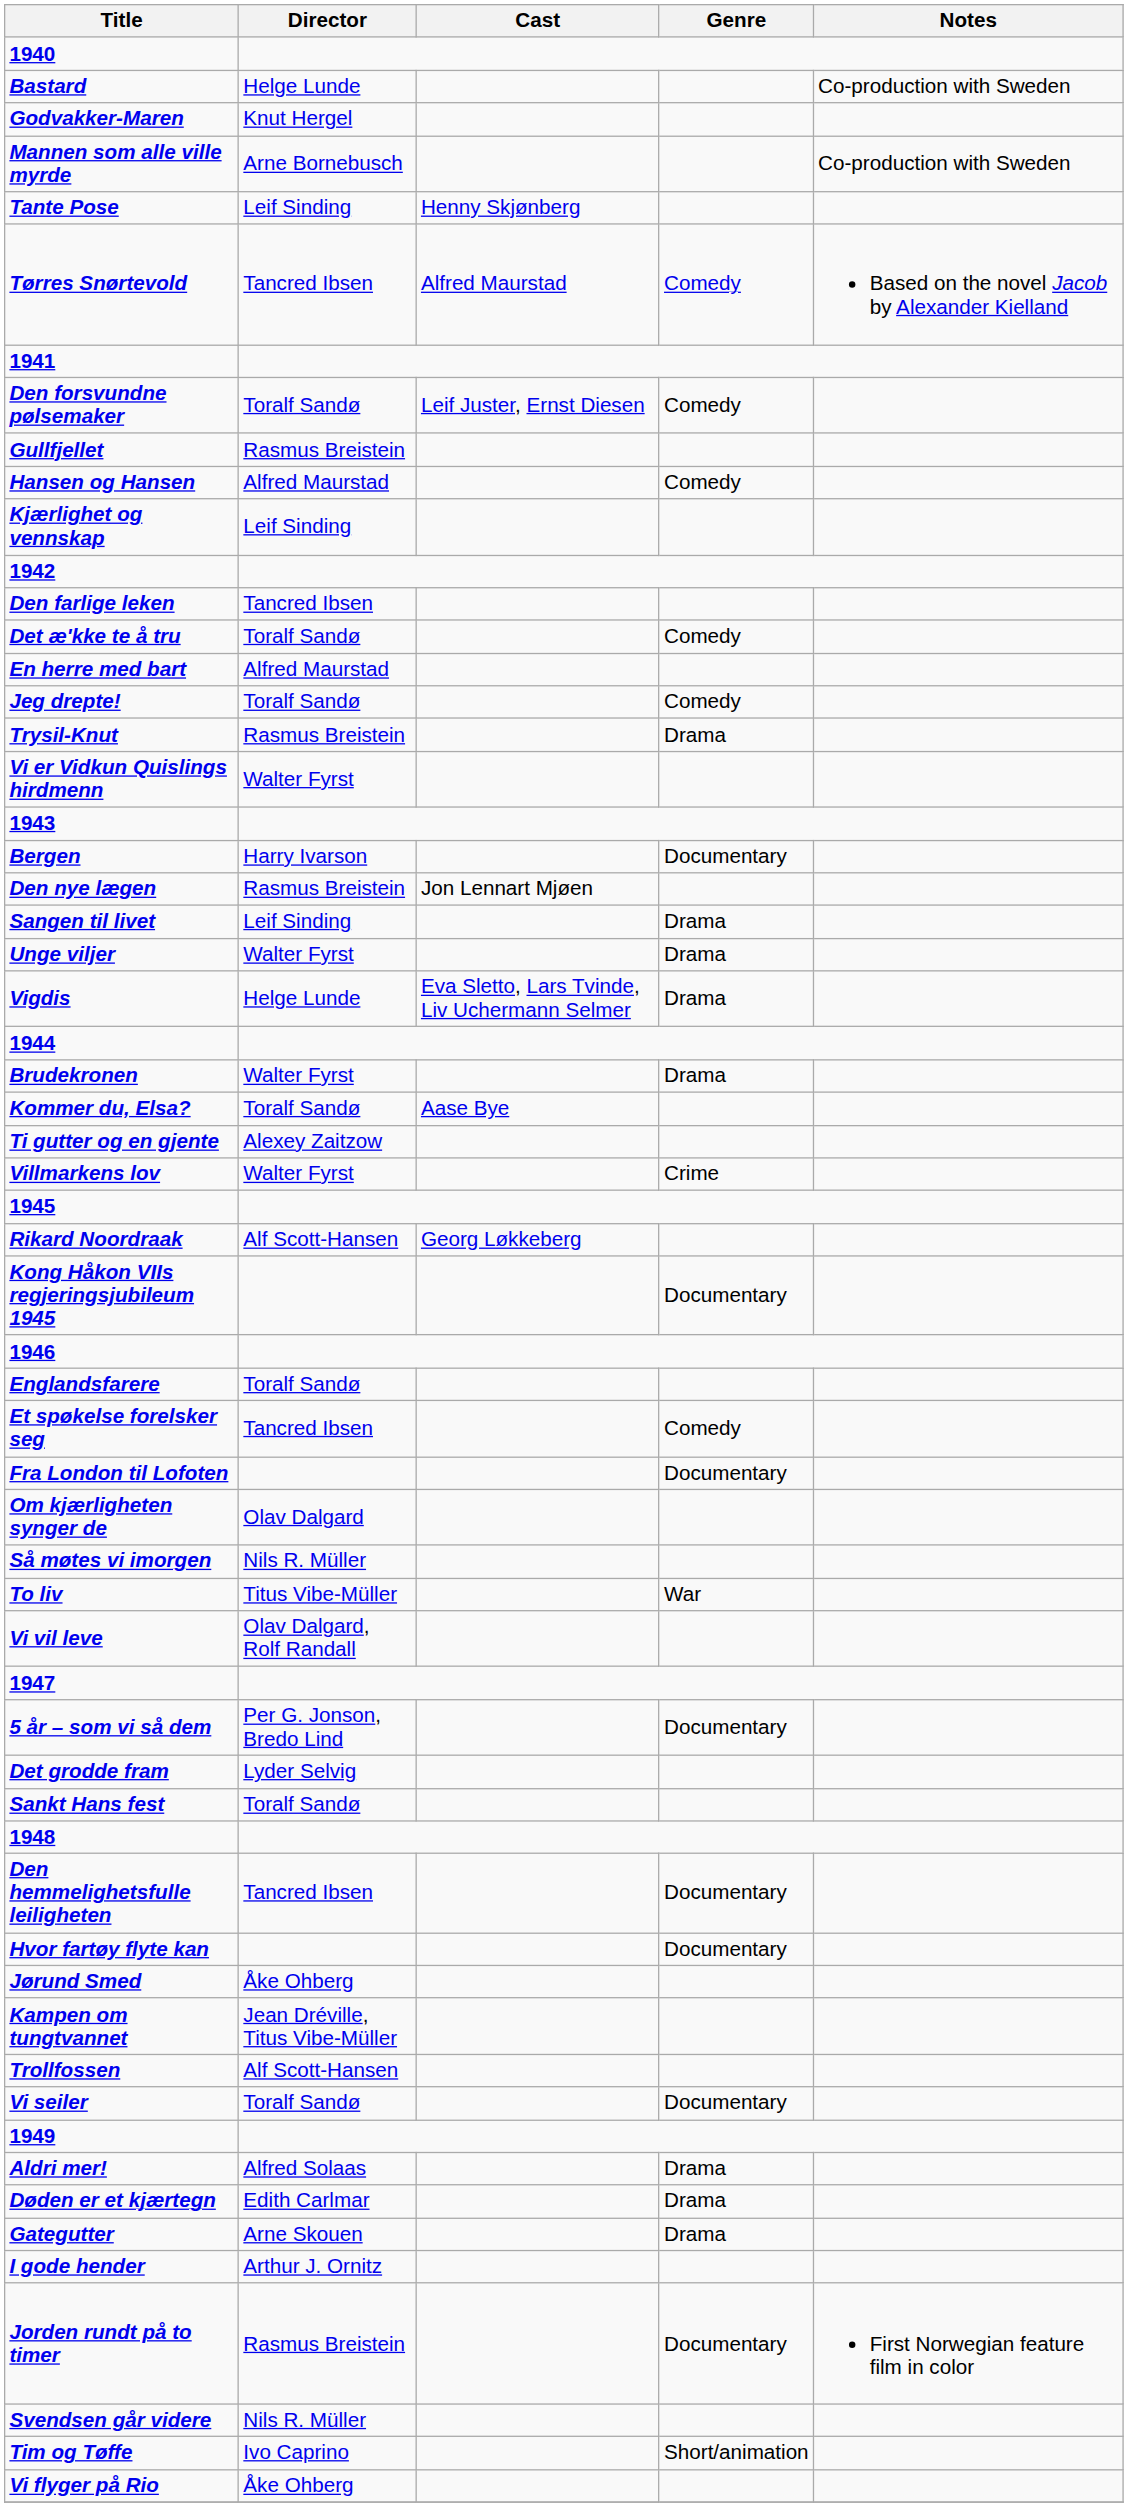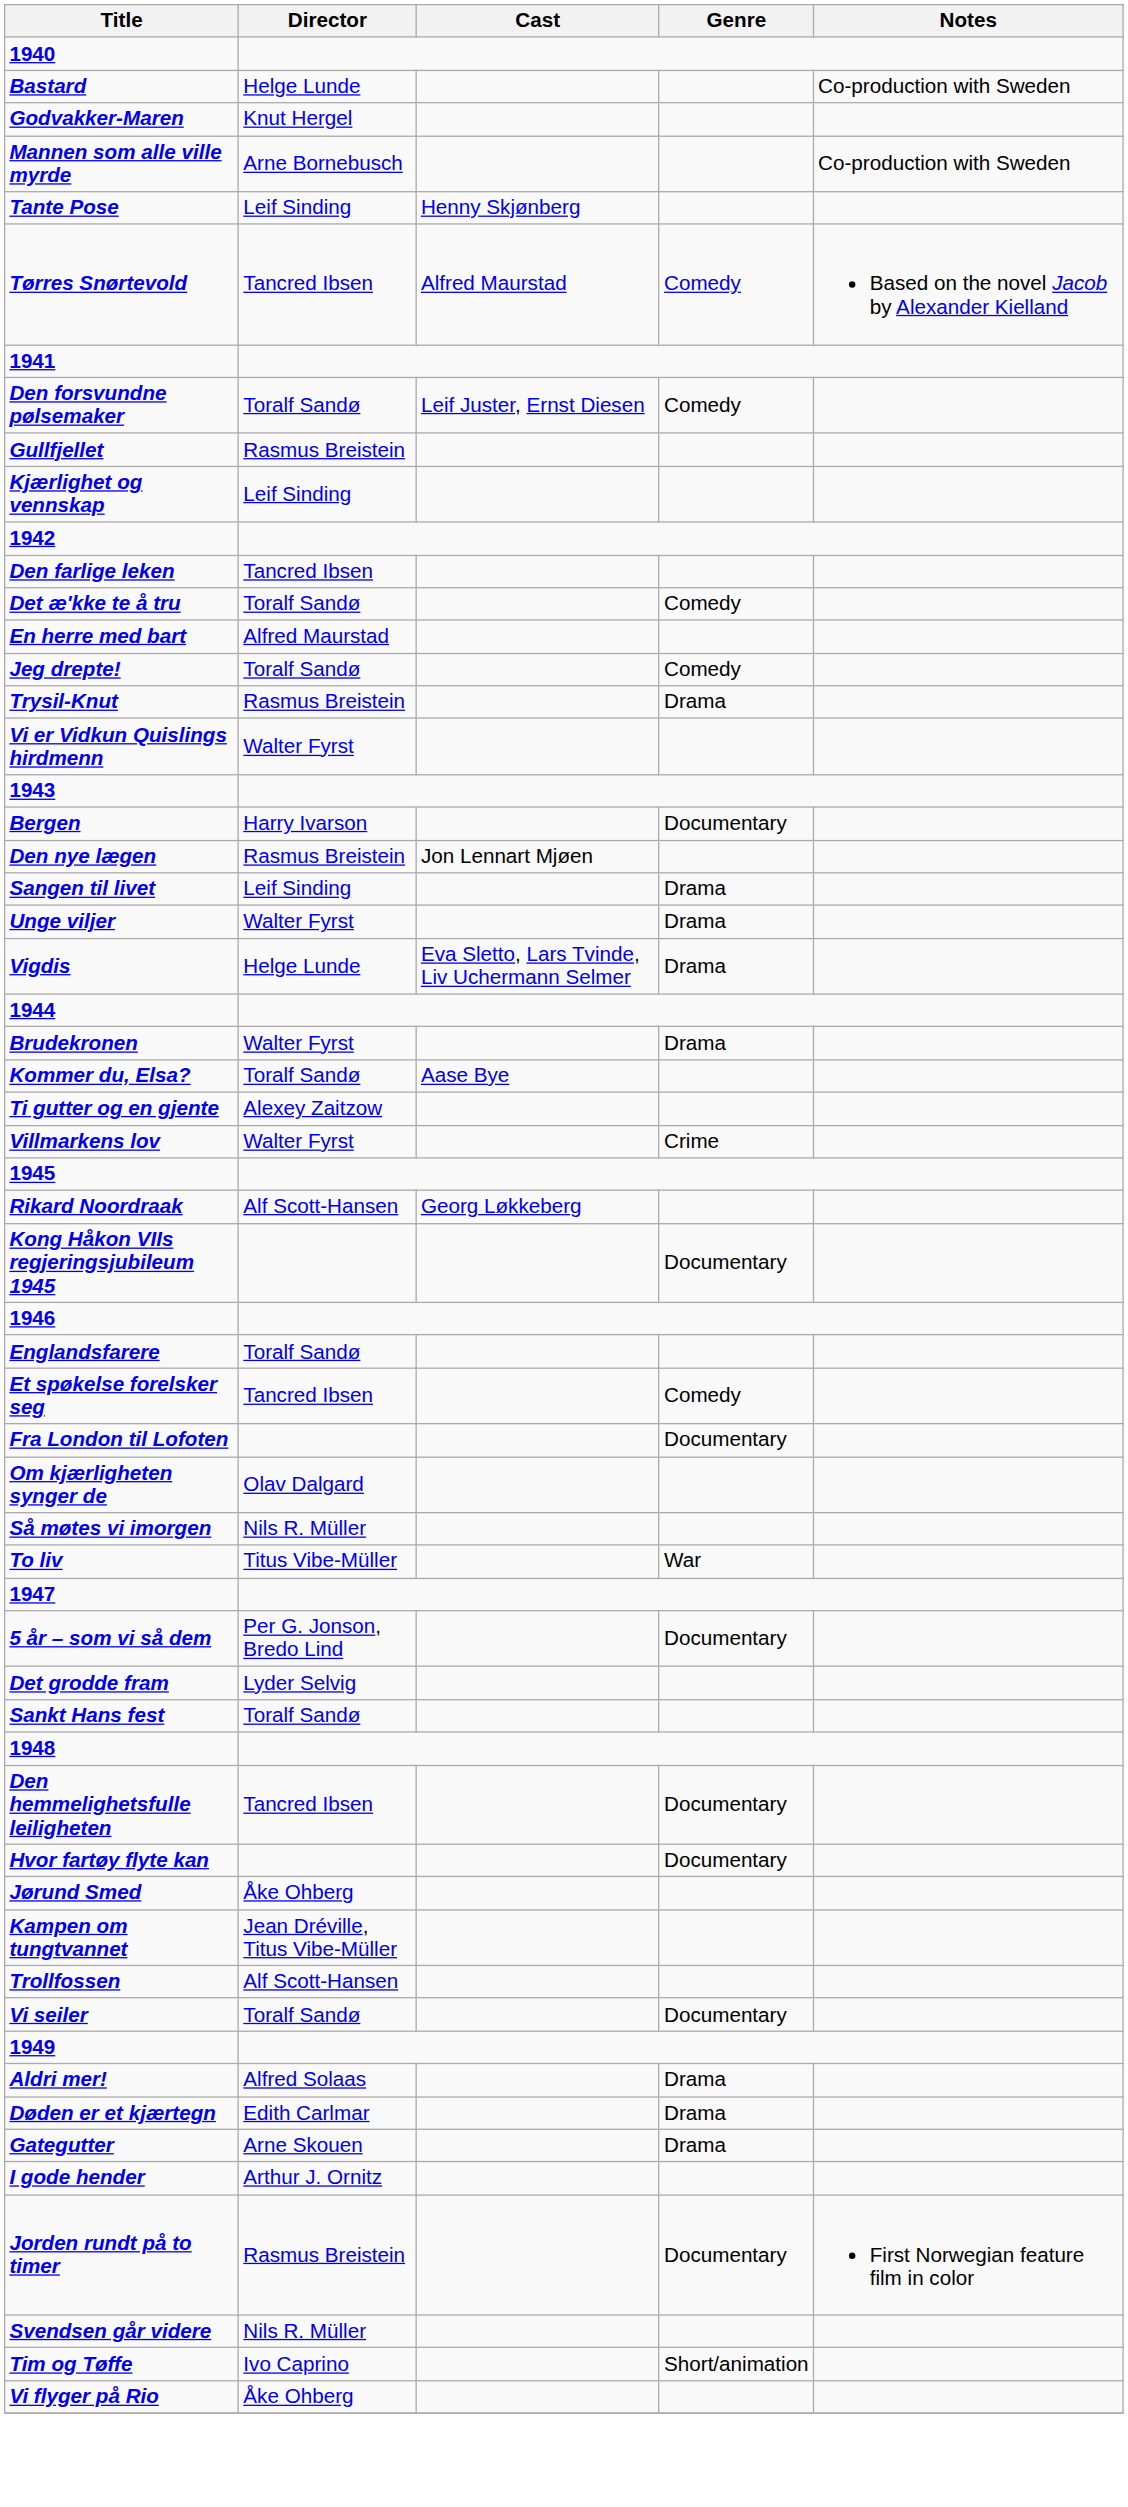- row: (102, 482)
- row: (56, 1638)
